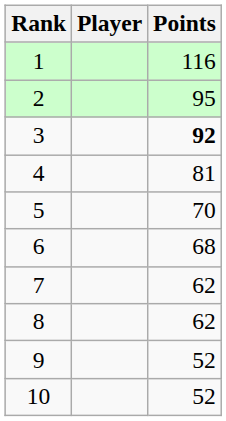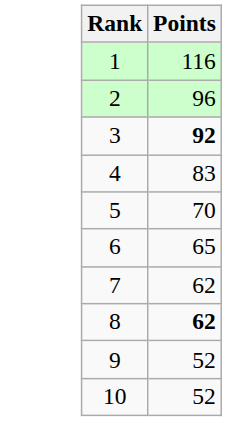- column: (110, 23)
(204, 98) 95 -> (204, 98) 96
(204, 172) 81 -> (204, 172) 83
(204, 247) 68 -> (204, 247) 65
(204, 322) normal -> (204, 322) bold
